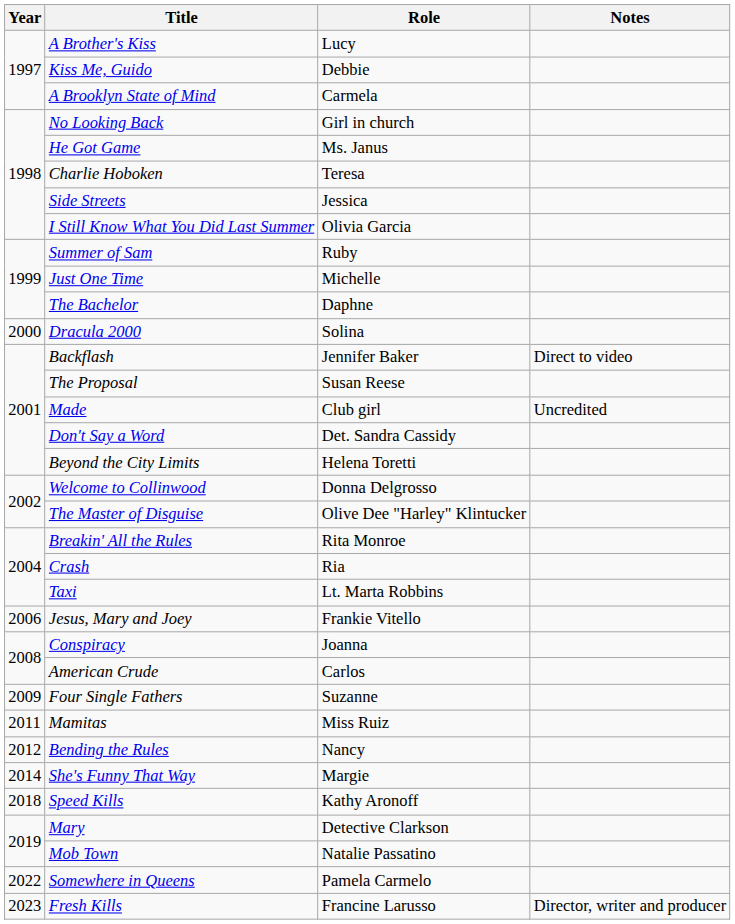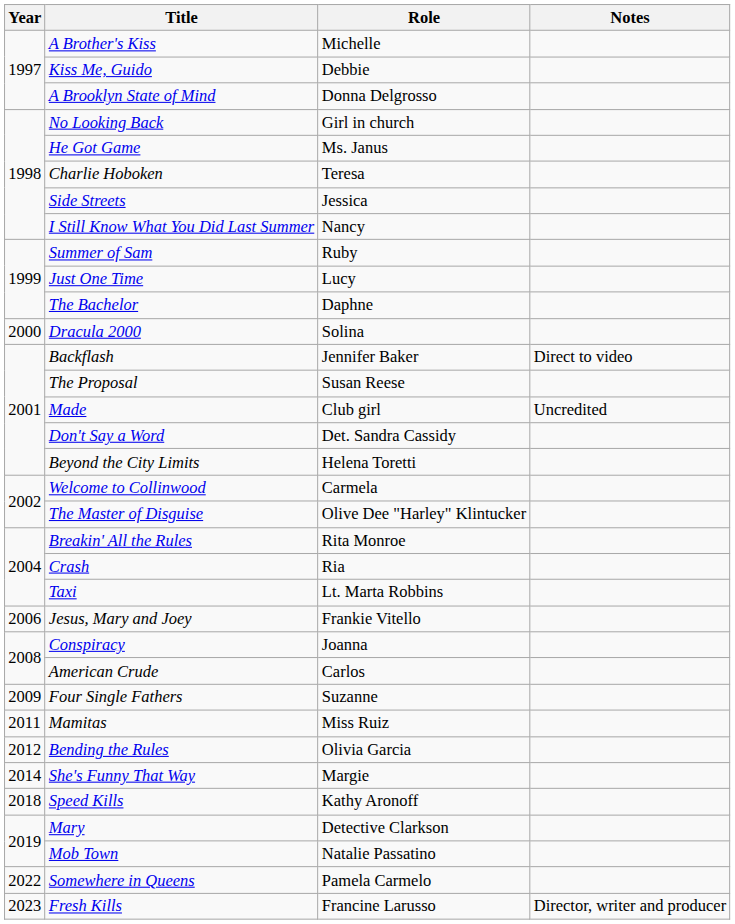(339, 43) Lucy -> (351, 43) Michelle
(350, 95) Carmela -> (379, 95) Donna Delgrosso
(366, 226) Olivia Garcia -> (343, 226) Nancy
(351, 278) Michelle -> (339, 278) Lucy
(379, 488) Donna Delgrosso -> (350, 488) Carmela
(343, 749) Nancy -> (366, 749) Olivia Garcia
